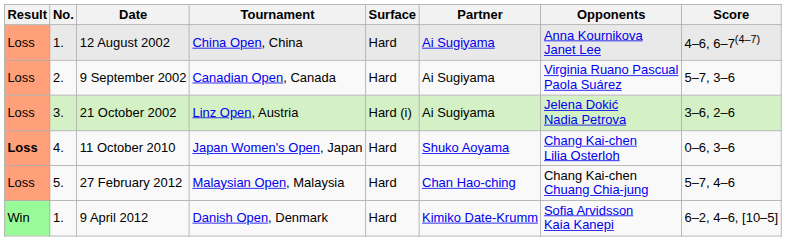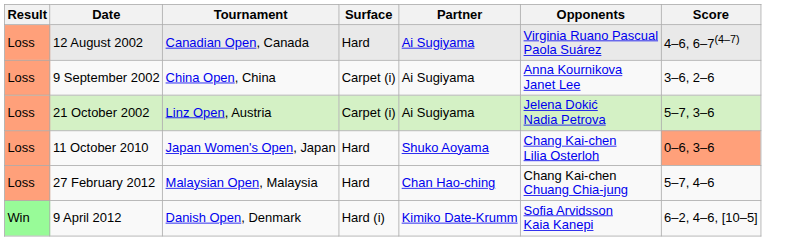- column: (63, 14)
(248, 42) China Open, China -> (237, 42) Canadian Open, Canada
(593, 42) Anna Kournikova Janet Lee -> (591, 42) Virginia Ruano Pascual Paola Suárez
(264, 77) Canadian Open, Canada -> (221, 77) China Open, China
(383, 77) Hard -> (369, 77) Carpet (i)
(611, 77) Virginia Ruano Pascual Paola Suárez -> (573, 77) Anna Kournikova Janet Lee
(710, 77) 5–7, 3–6 -> (689, 77) 3–6, 2–6
(390, 112) Hard (i) -> (369, 112) Carpet (i)
(710, 112) 3–6, 2–6 -> (689, 112) 5–7, 3–6
(23, 148) bold -> (21, 148) normal
(710, 148) no background -> (689, 148) lightsalmon background
(383, 218) Hard -> (363, 218) Hard (i)
